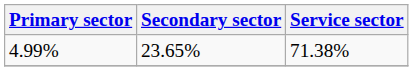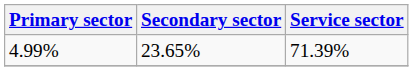(320, 50) 71.38% -> (320, 50) 71.39%
